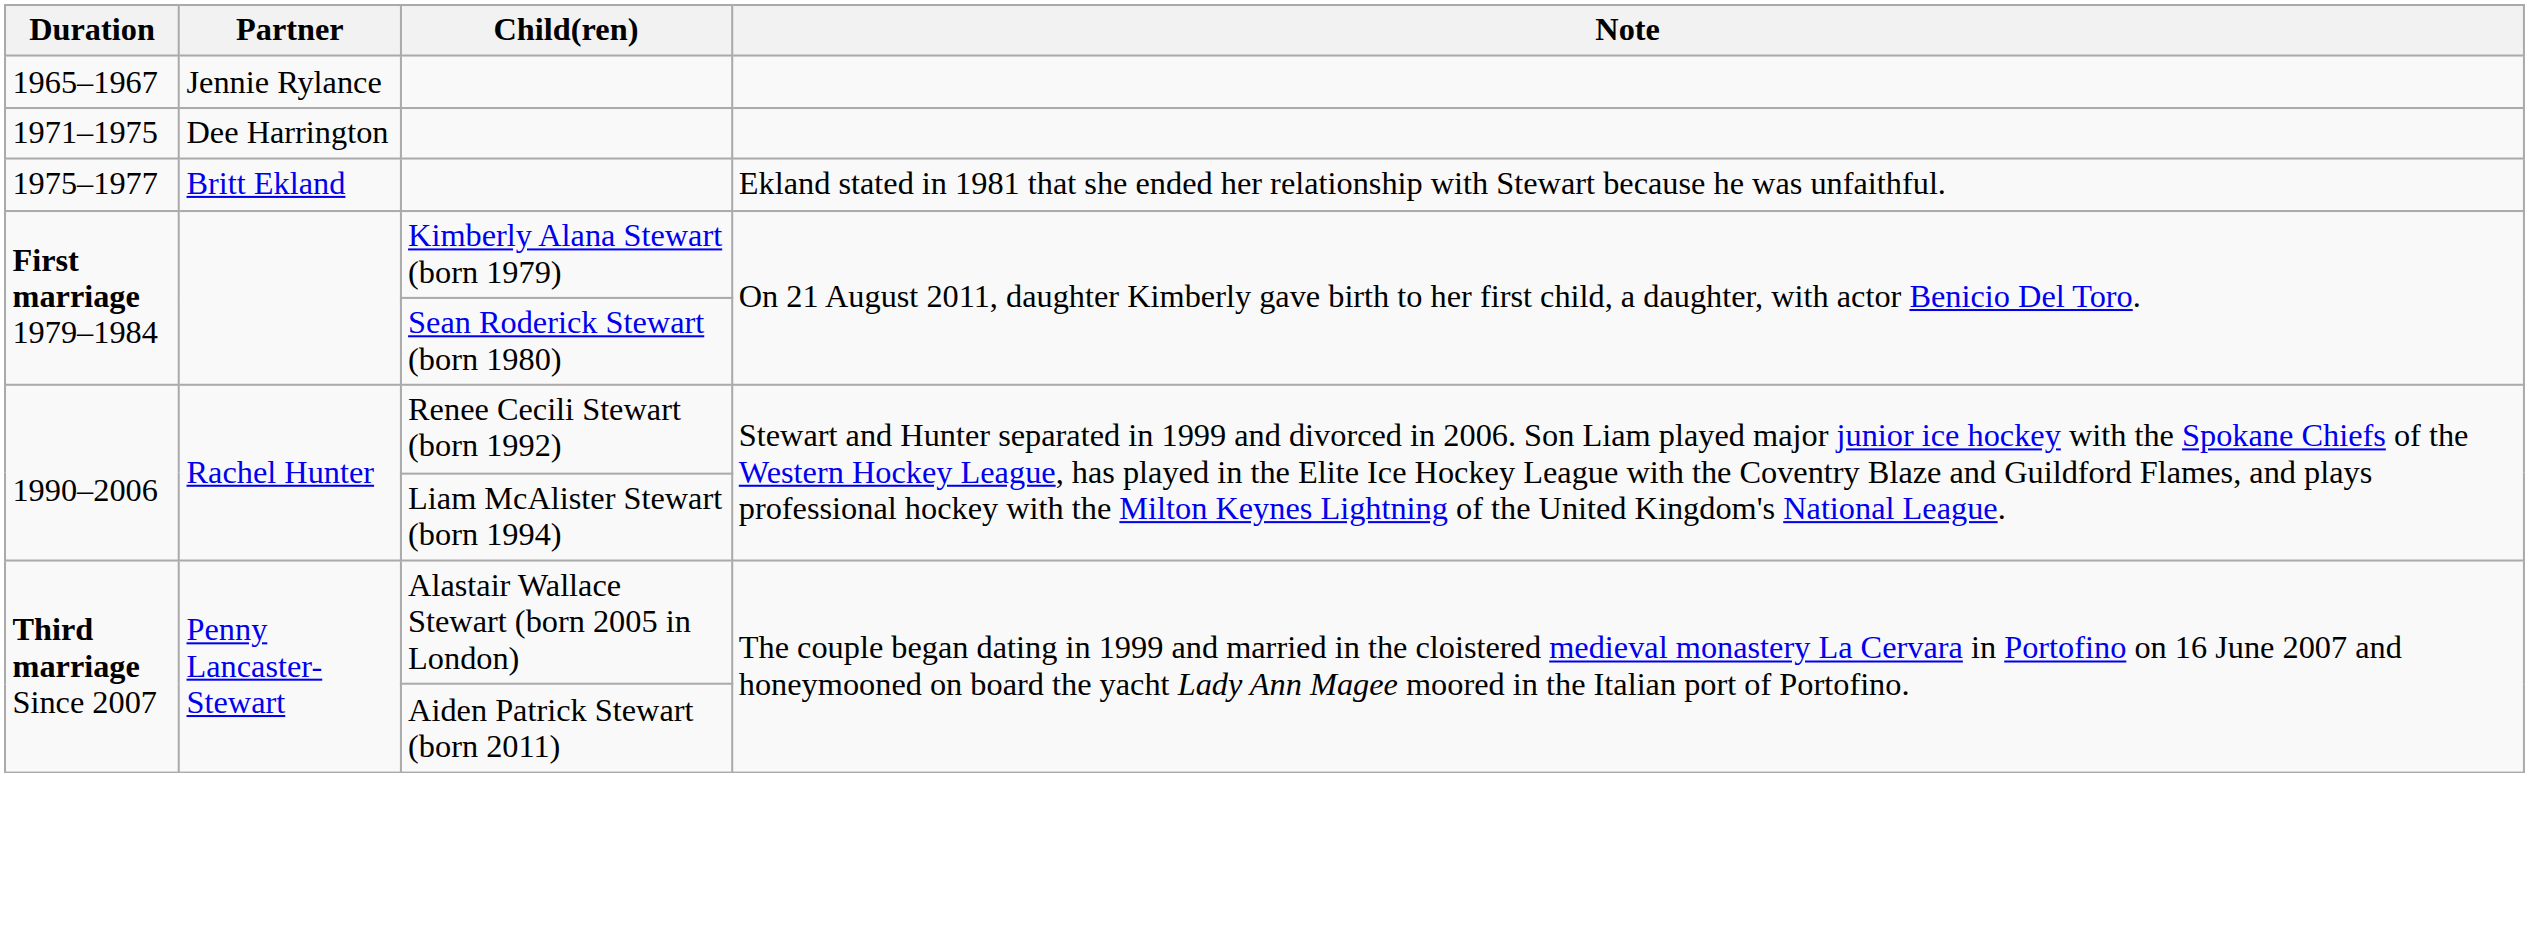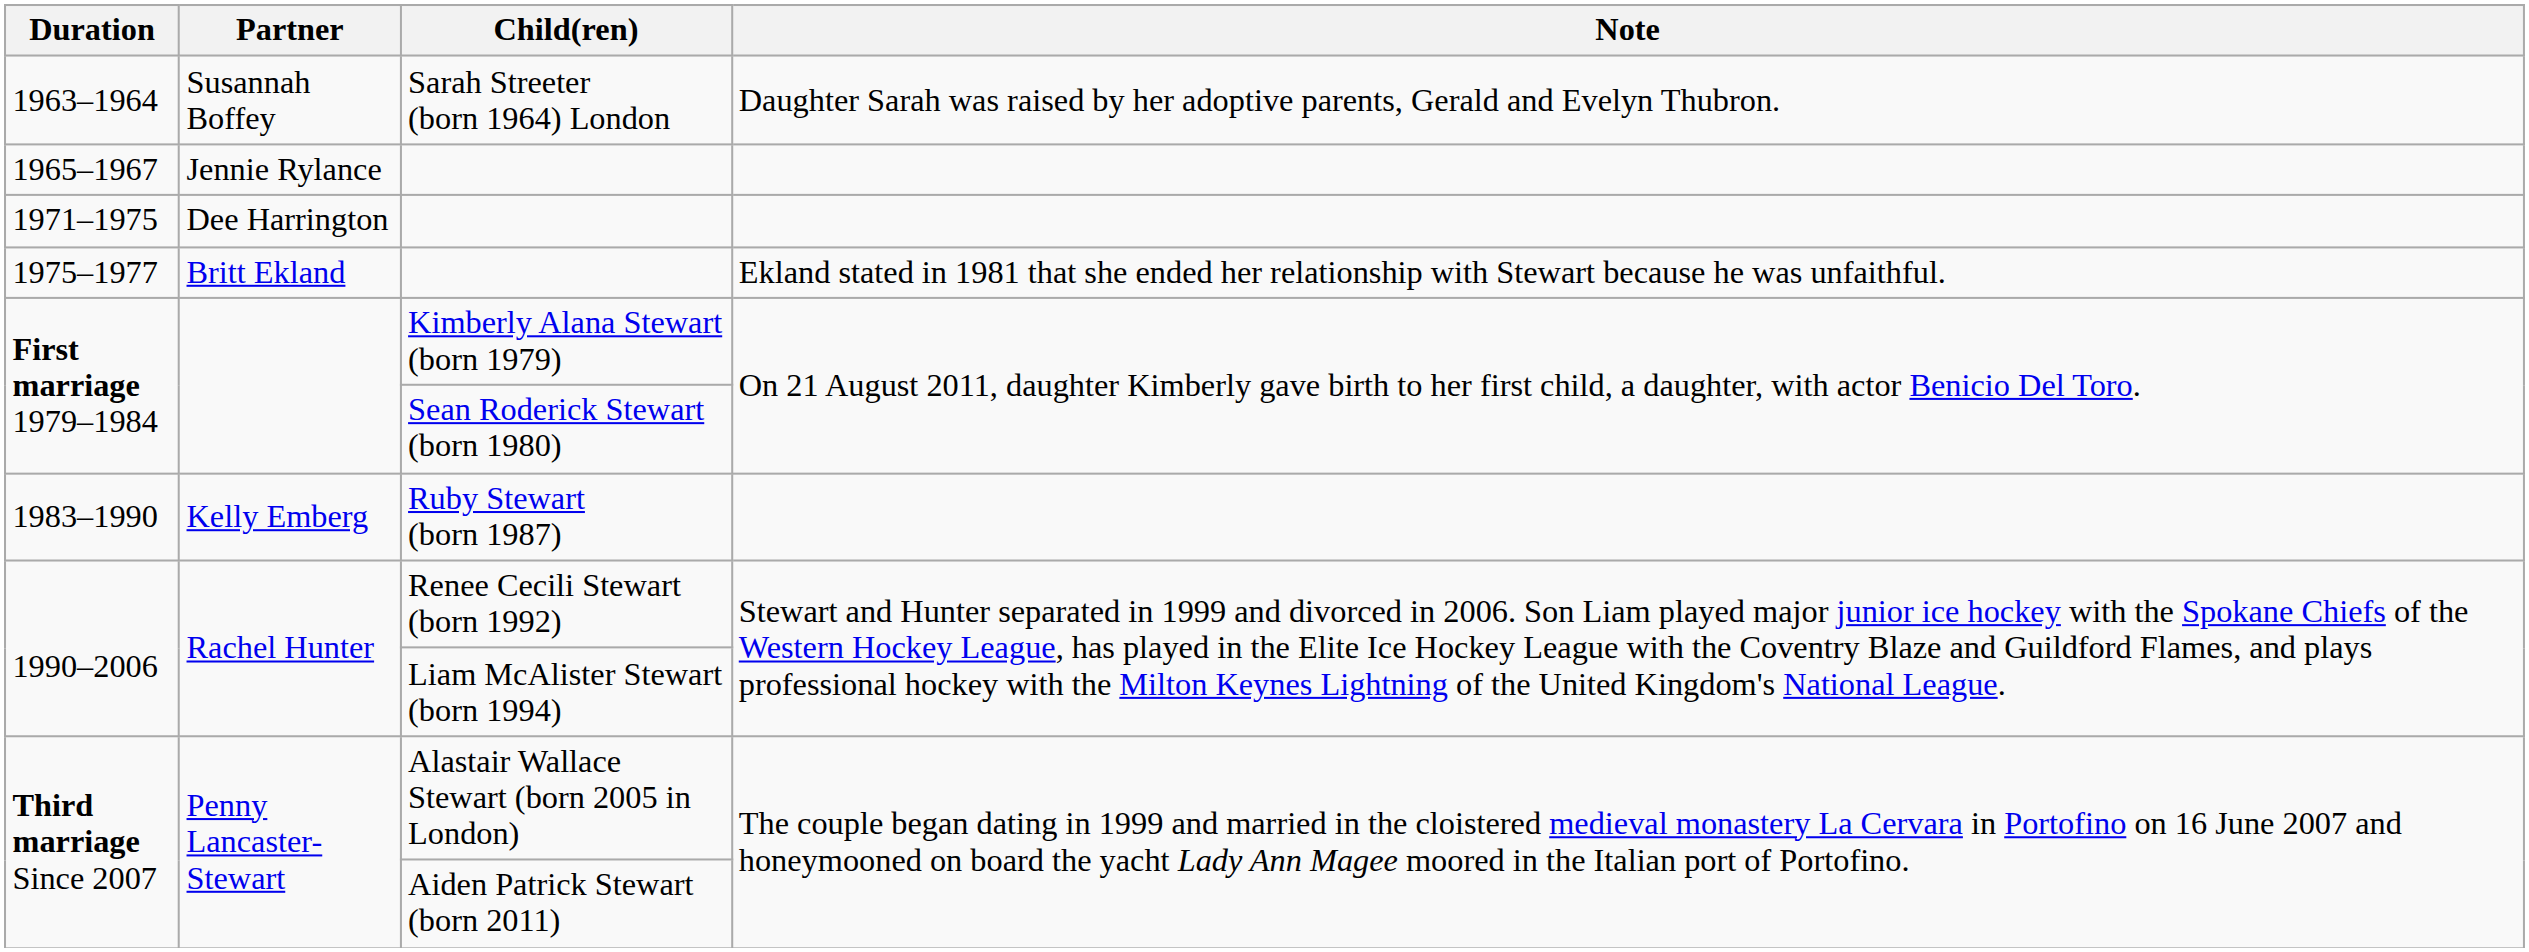+ row: (85, 99)
+ row: (85, 516)
